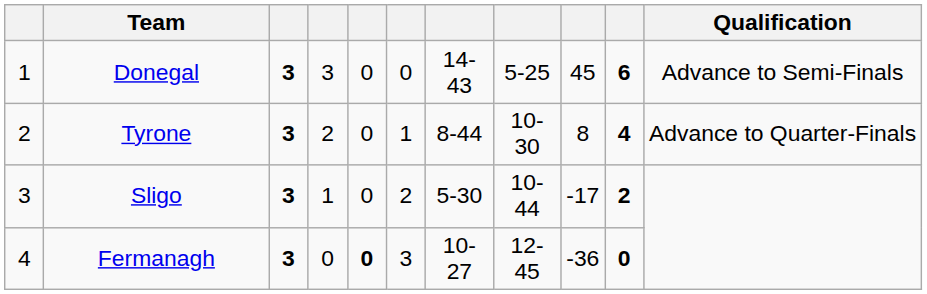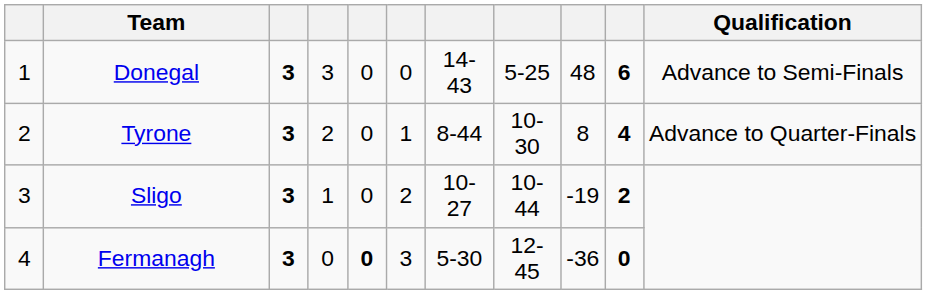(583, 71) 45 -> (583, 71) 48
(459, 195) 5-30 -> (459, 195) 10-27
(583, 195) -17 -> (583, 195) -19
(459, 257) 10-27 -> (459, 257) 5-30
